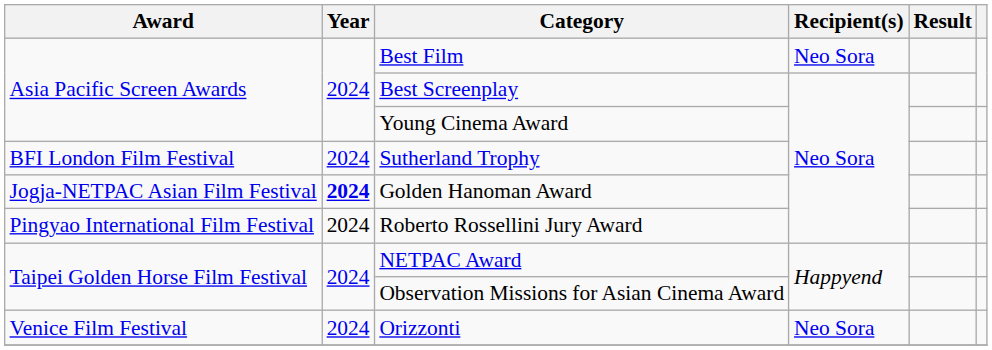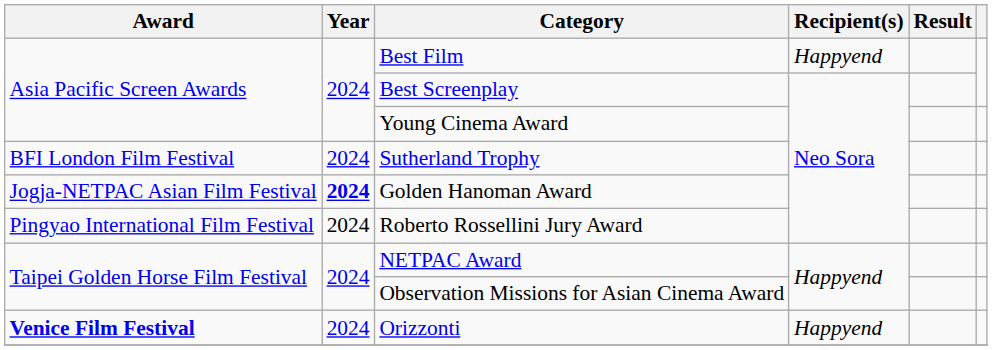(834, 55) Neo Sora -> (838, 55) Happyend
(98, 327) normal -> (102, 327) bold
(834, 327) Neo Sora -> (838, 327) Happyend
